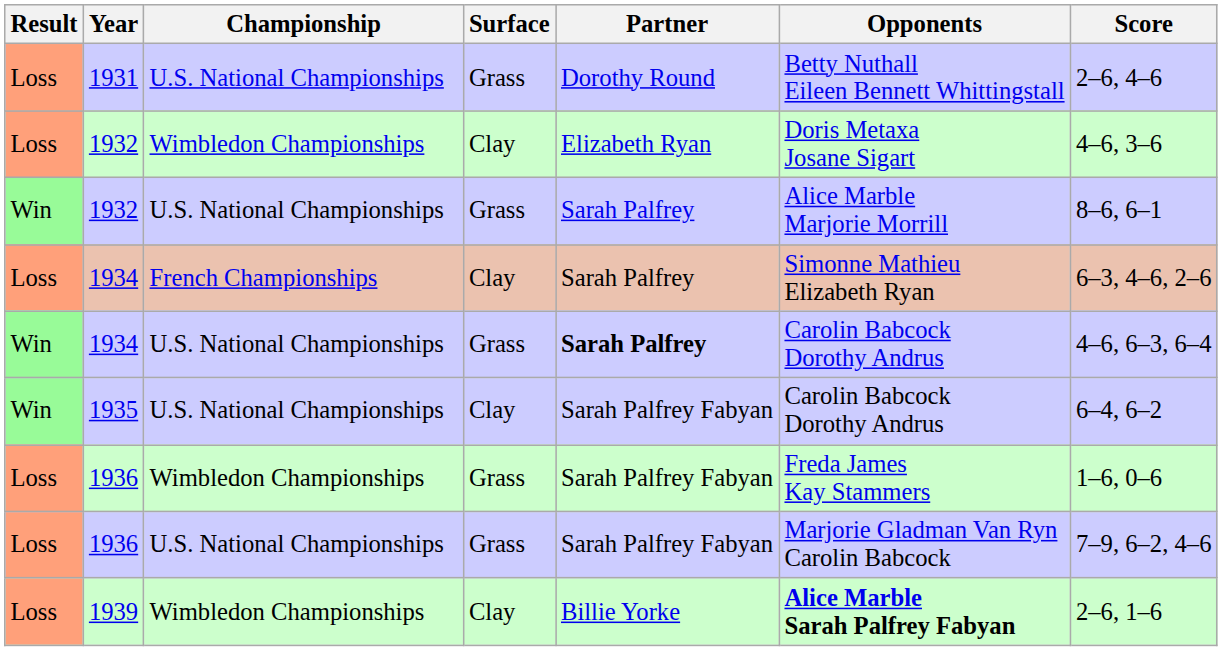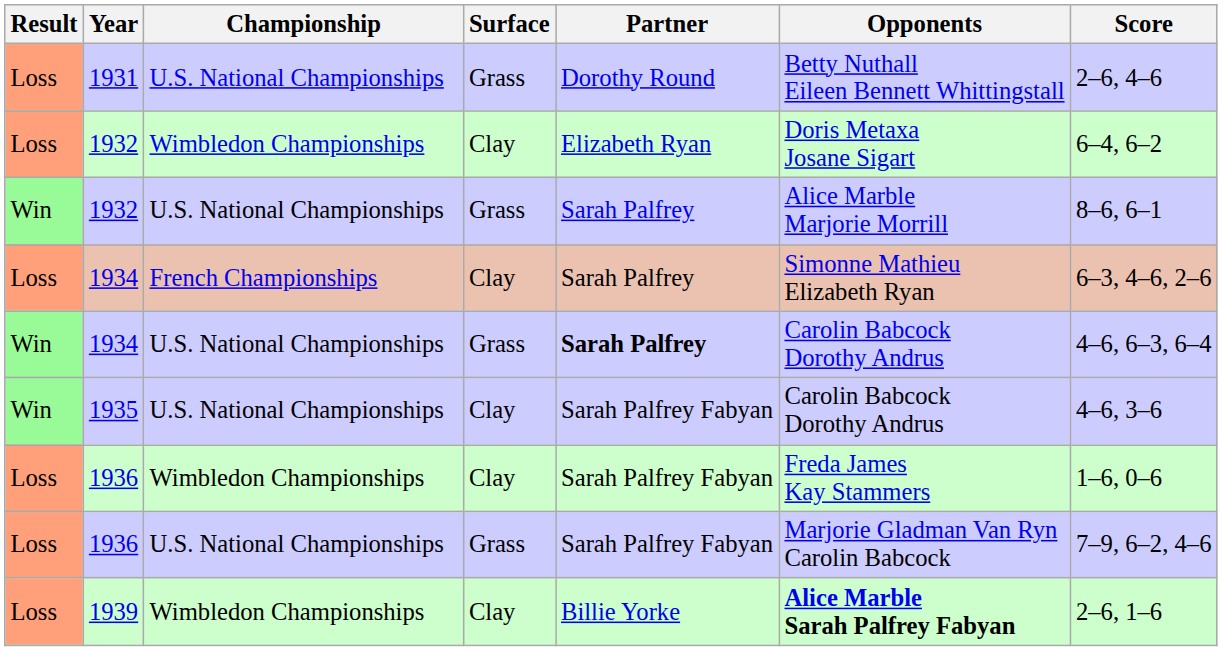(1119, 143) 4–6, 3–6 -> (1119, 143) 6–4, 6–2
(1119, 410) 6–4, 6–2 -> (1119, 410) 4–6, 3–6
(497, 477) Grass -> (492, 477) Clay
